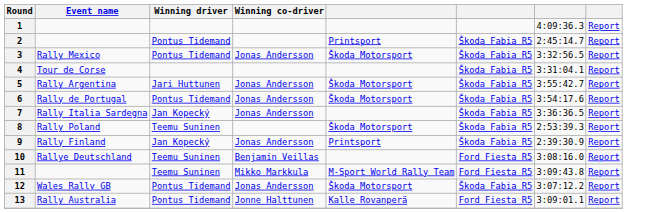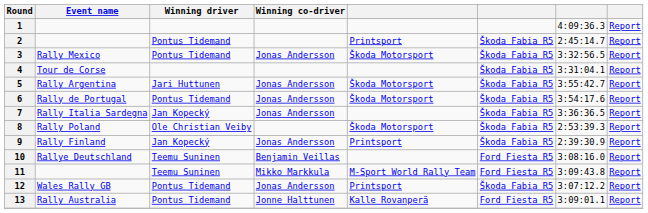(186, 128) Teemu Suninen -> (202, 128) Ole Christian Veiby
(370, 186) Škoda Motorsport -> (376, 186) Printsport
